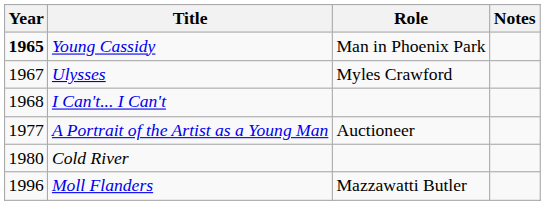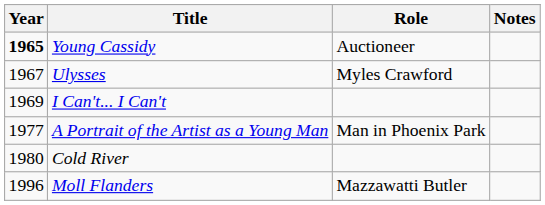(411, 46) Man in Phoenix Park -> (376, 46) Auctioneer
(26, 102) 1968 -> (26, 102) 1969
(376, 130) Auctioneer -> (411, 130) Man in Phoenix Park
